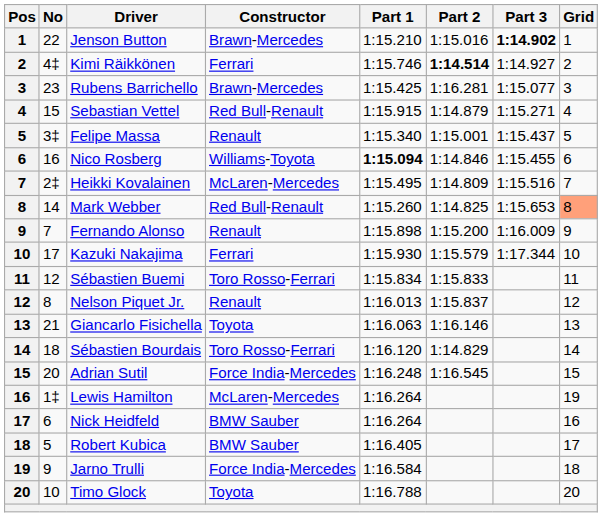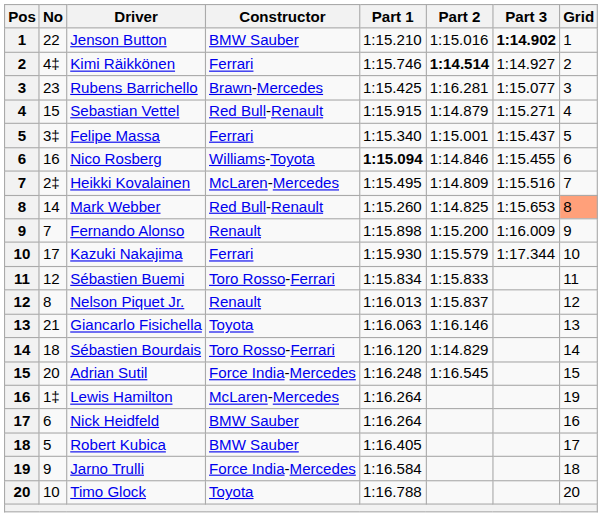(266, 40) Brawn-Mercedes -> (254, 40) BMW Sauber
(235, 135) Renault -> (231, 135) Ferrari
